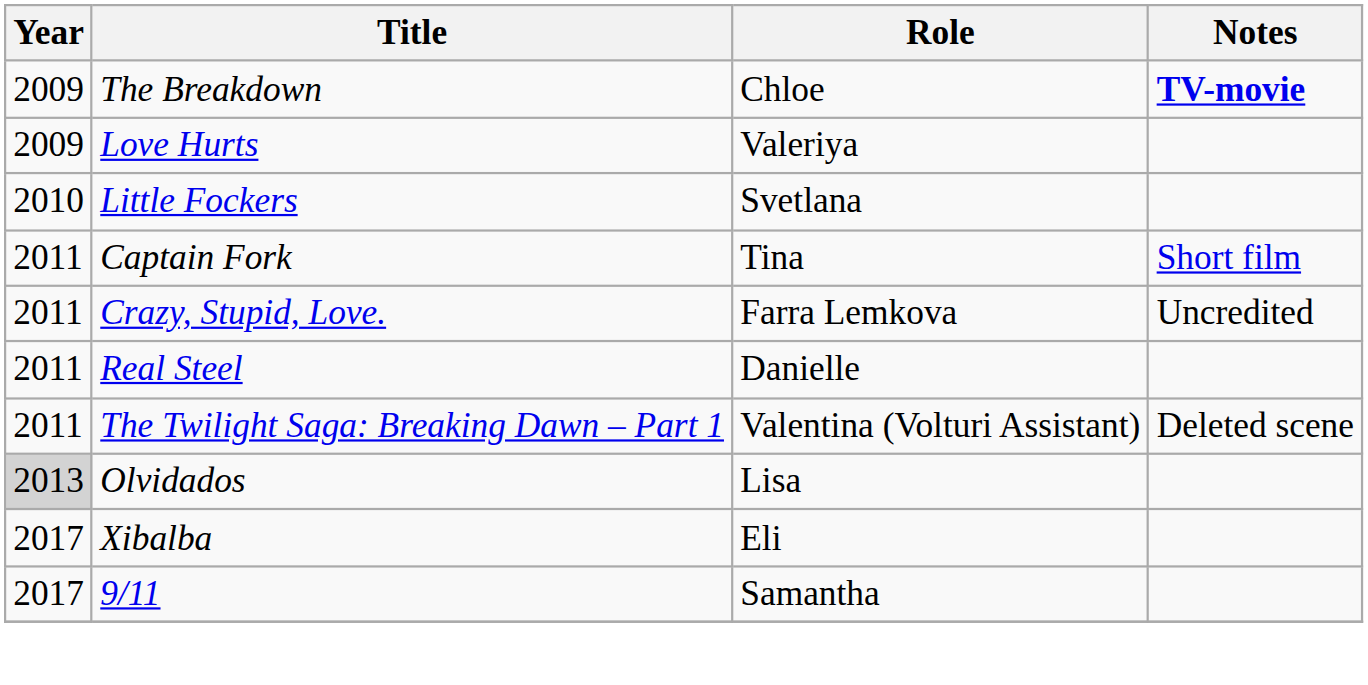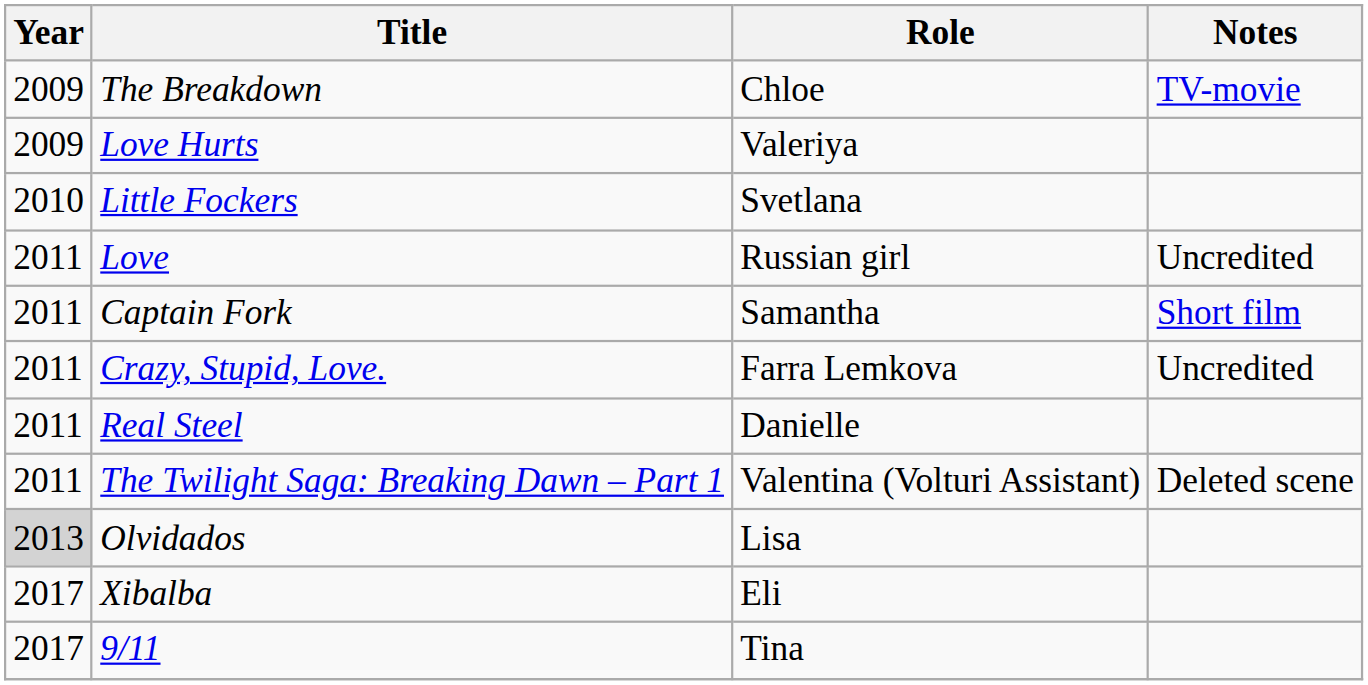(1231, 88) bold -> (1229, 88) normal
+ row: (135, 256)
(772, 256) Tina -> (810, 312) Samantha
(810, 593) Samantha -> (772, 649) Tina
